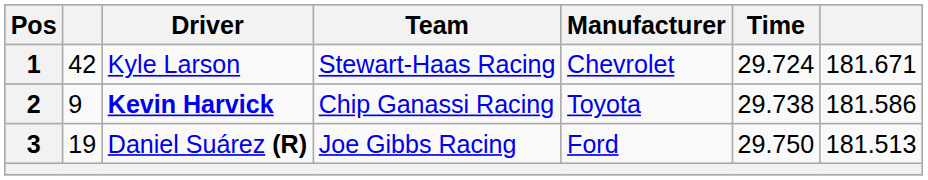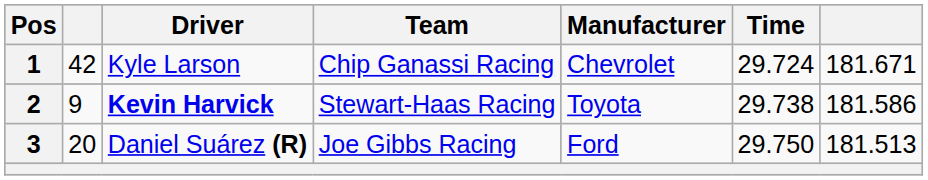(437, 65) Stewart-Haas Racing -> (436, 65) Chip Ganassi Racing
(436, 104) Chip Ganassi Racing -> (437, 104) Stewart-Haas Racing
(82, 144) 19 -> (82, 144) 20
